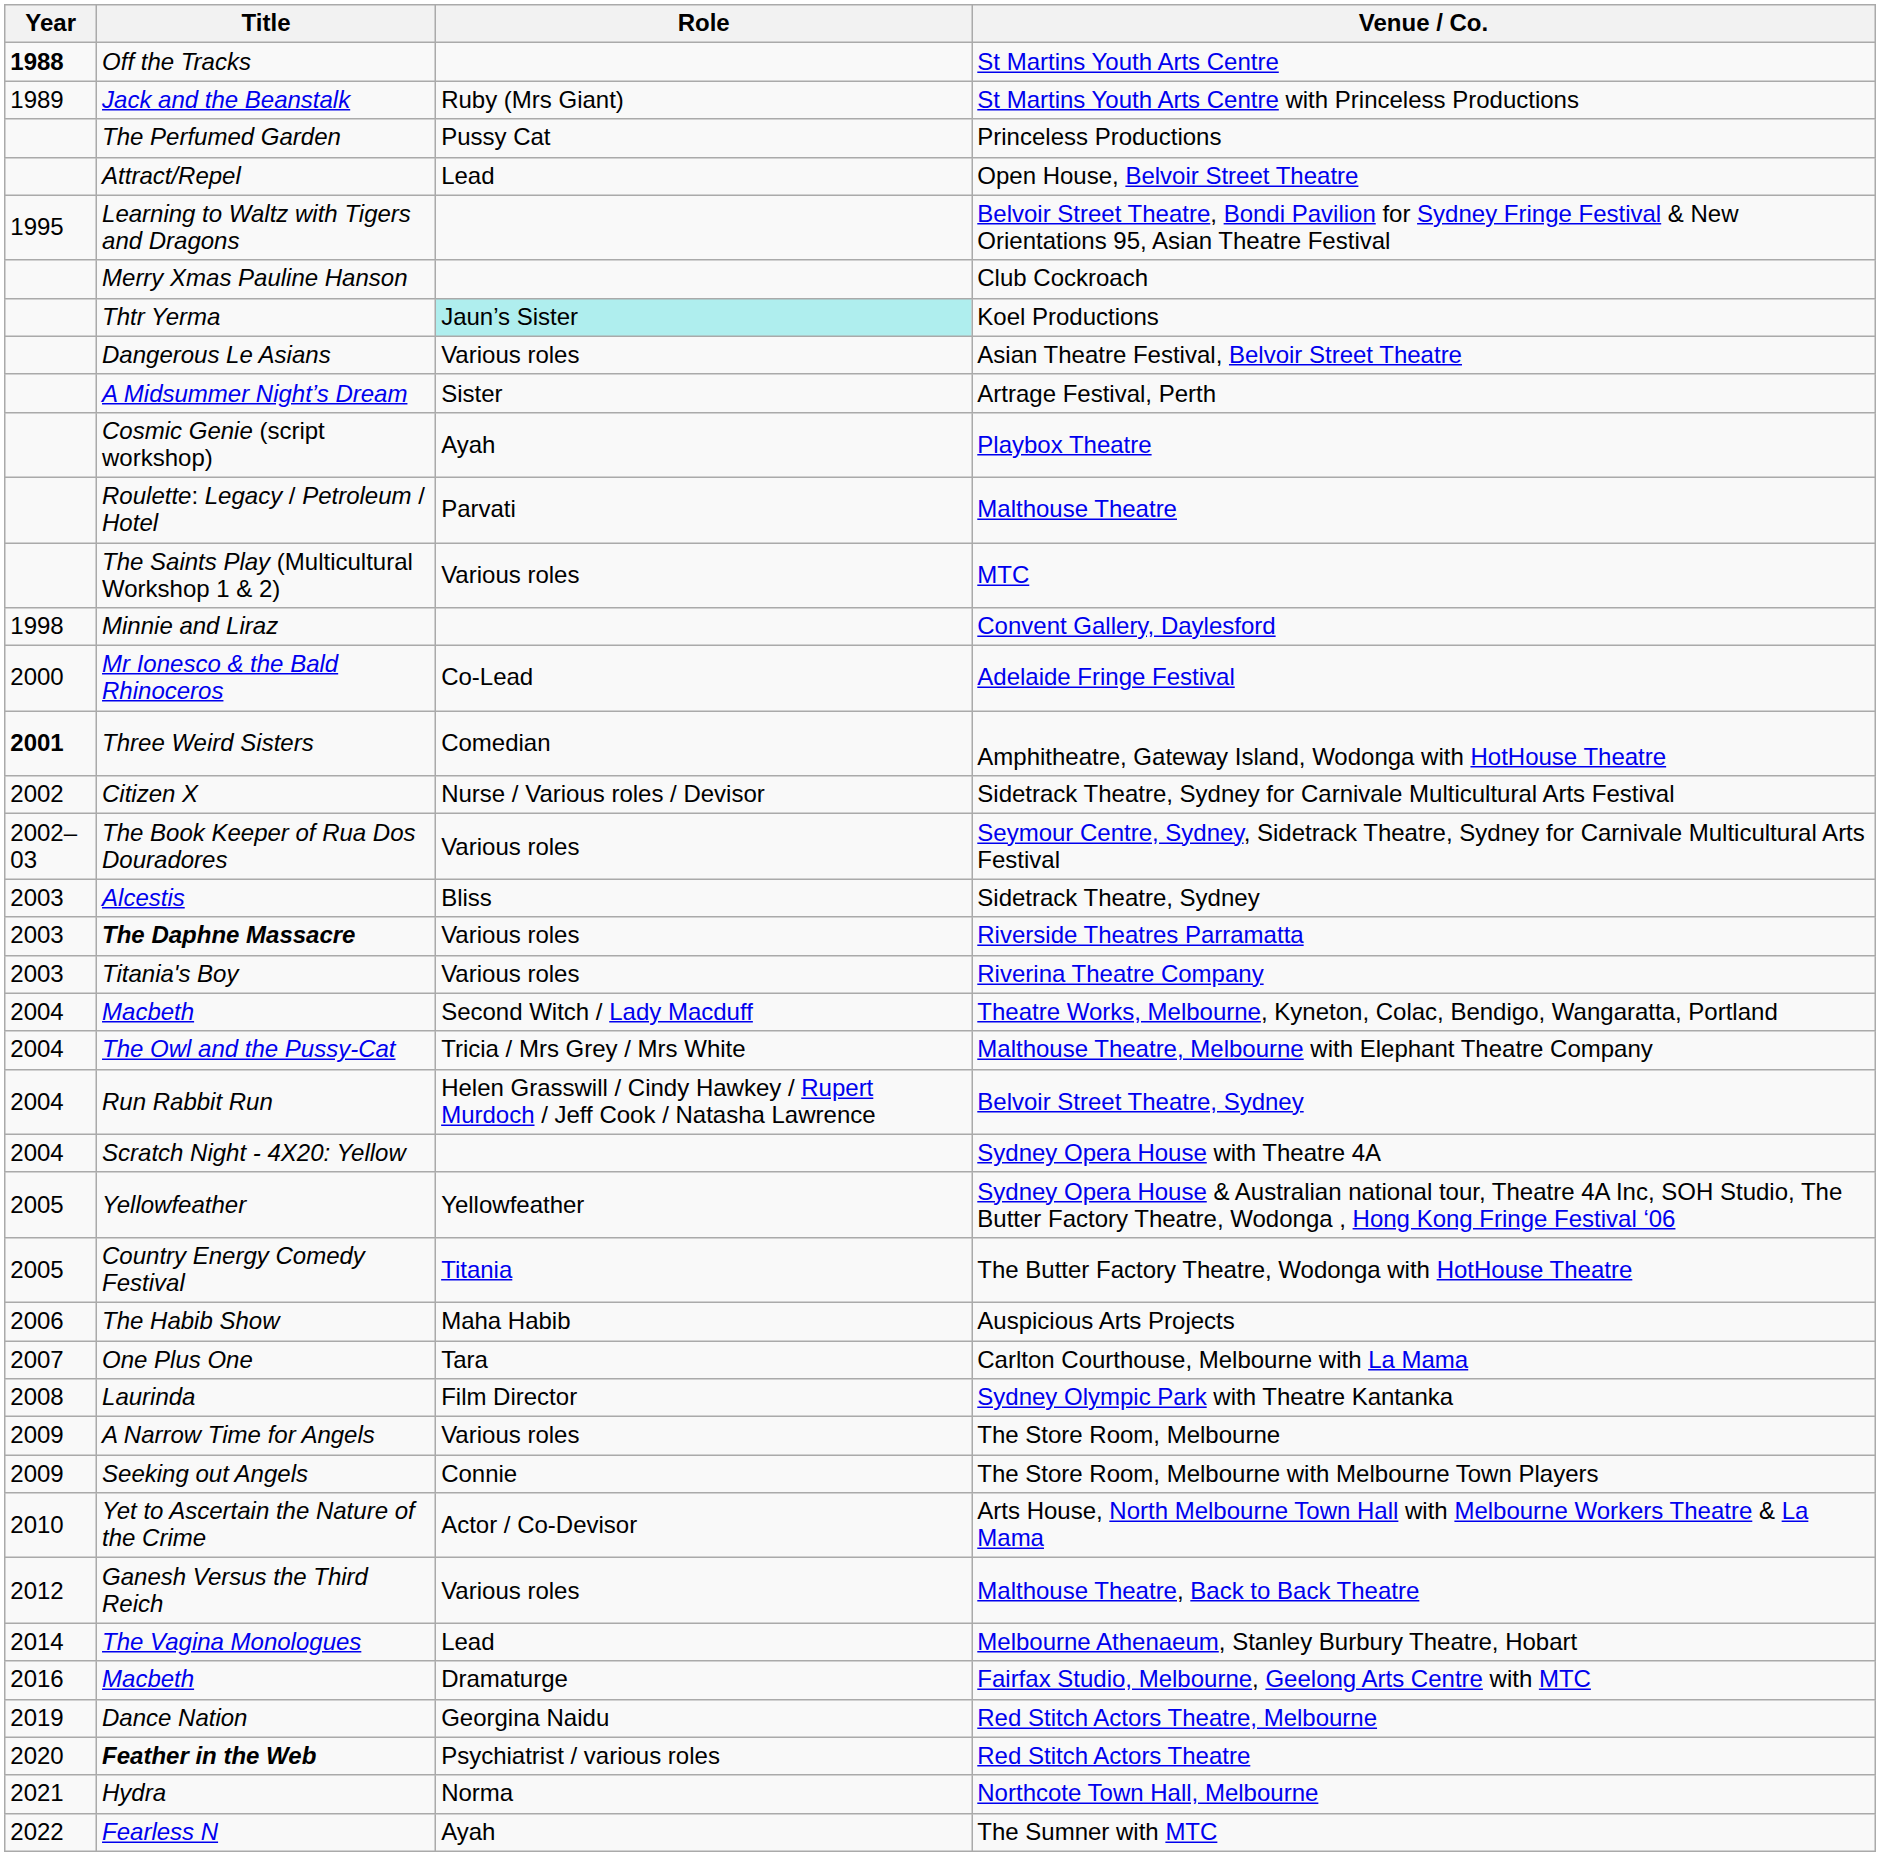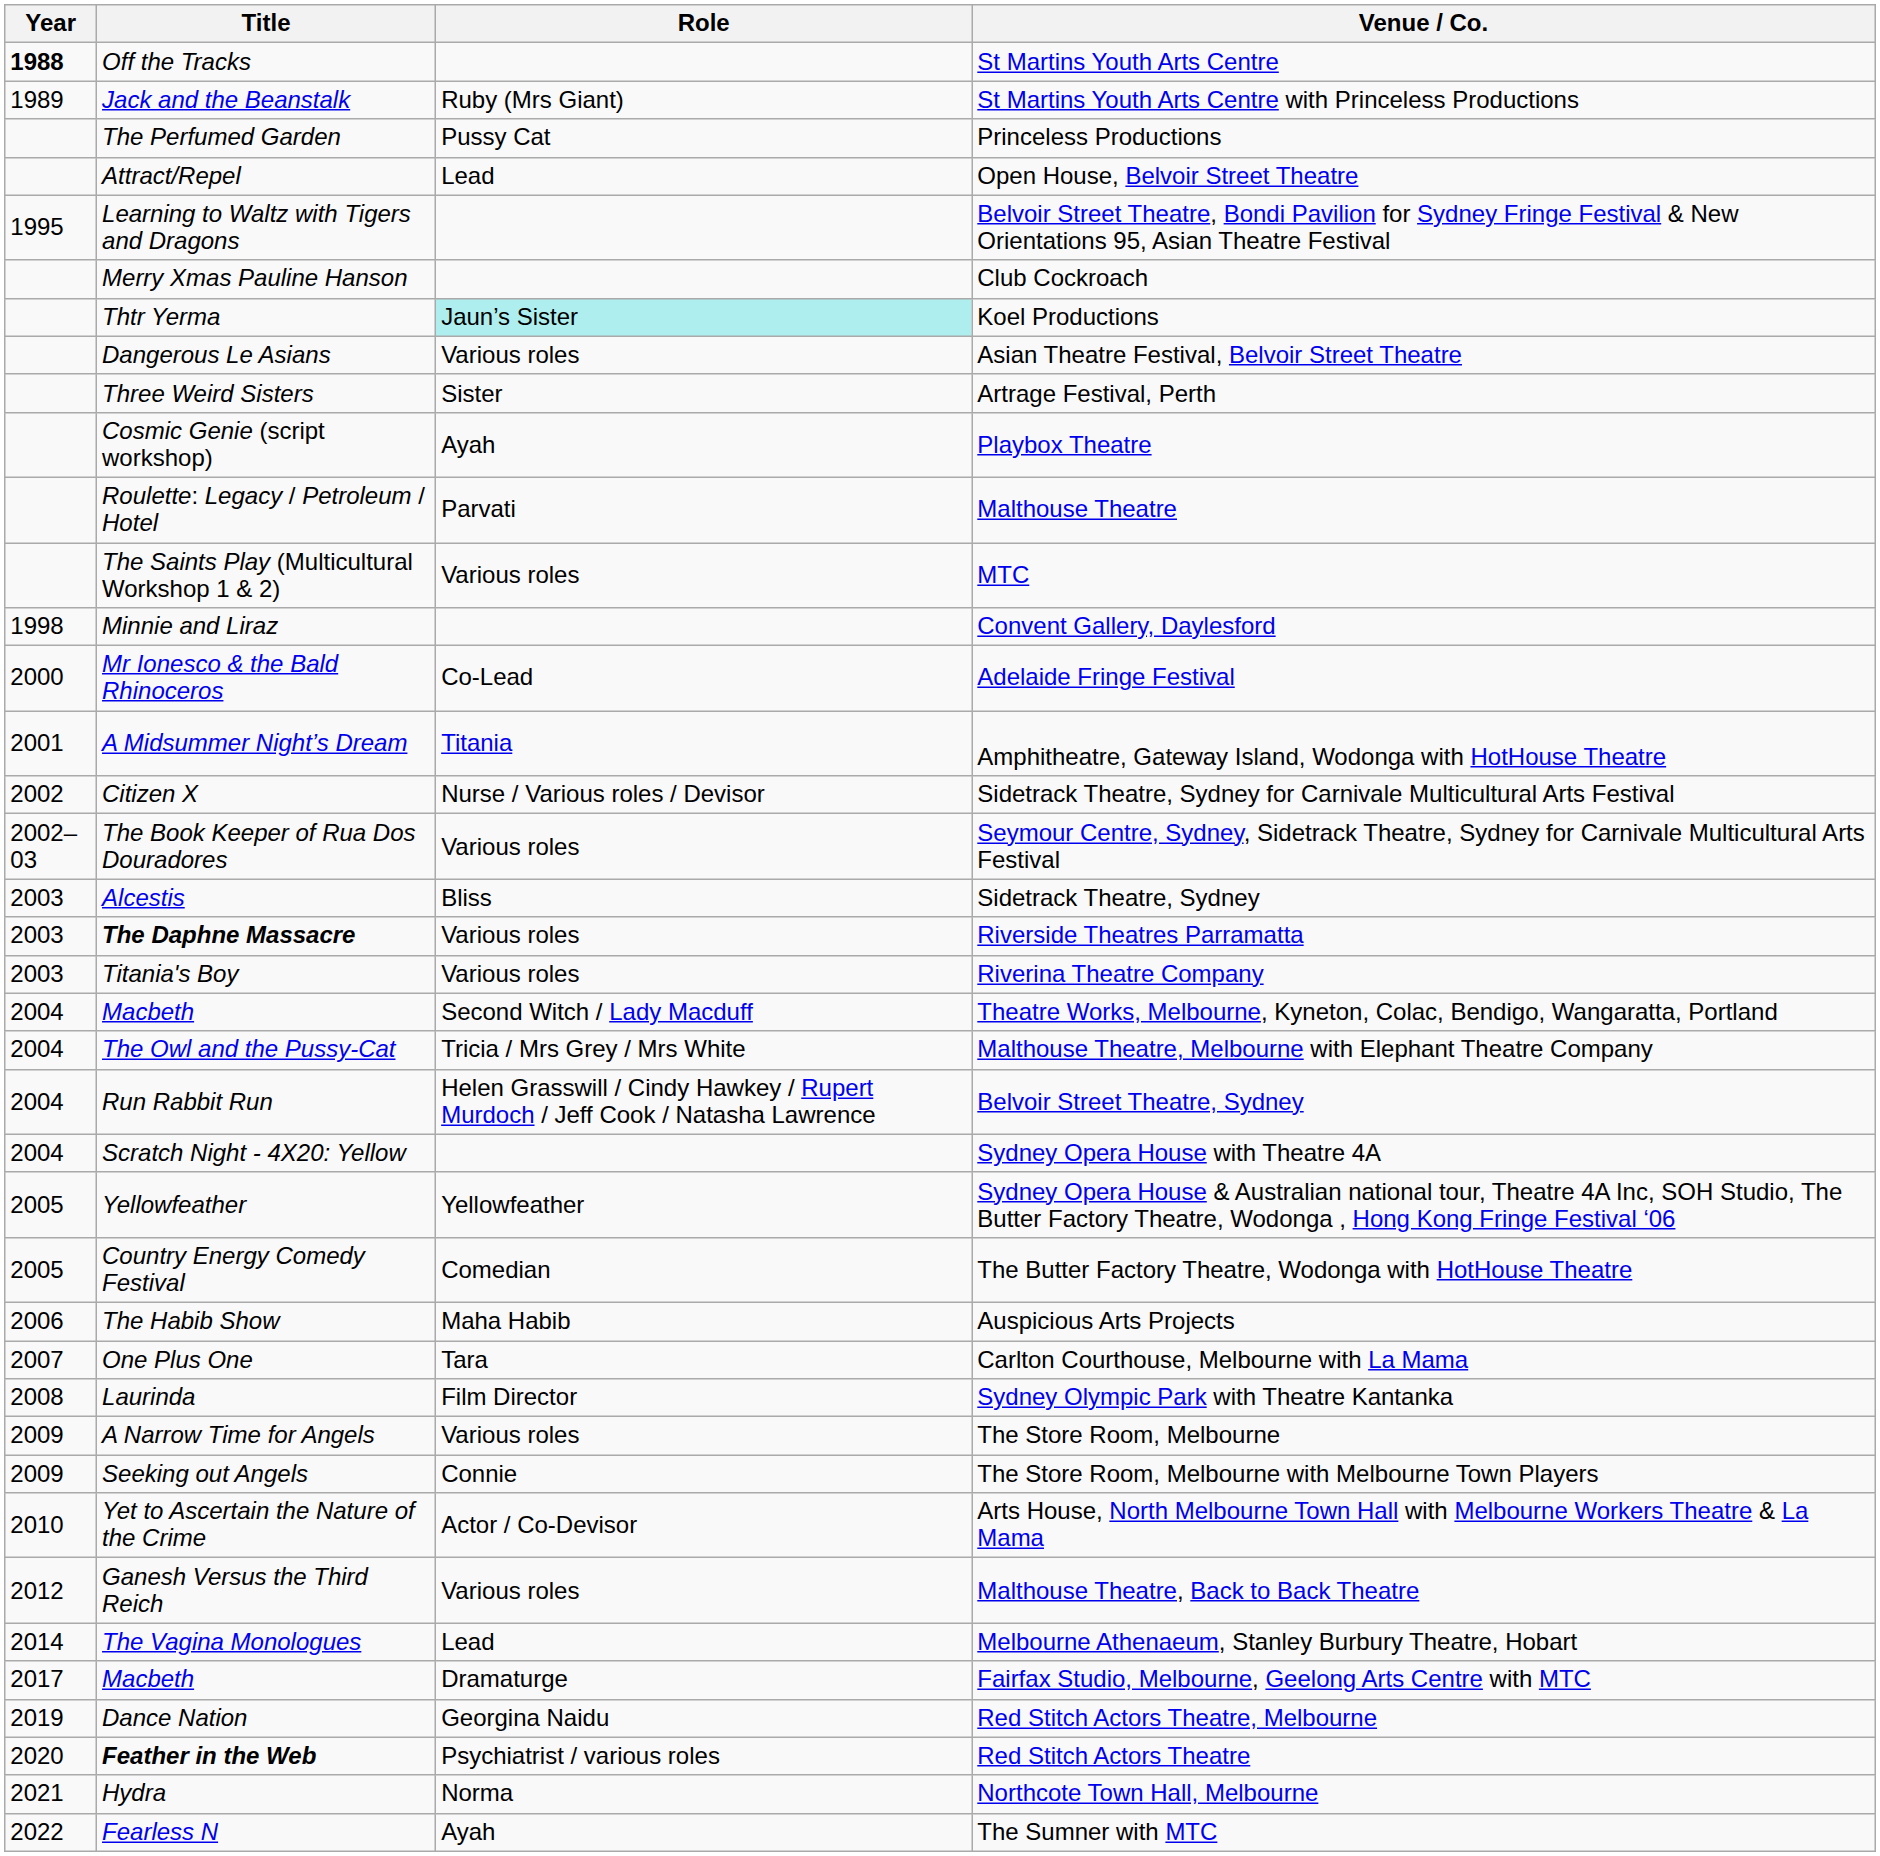(255, 393) A Midsummer Night’s Dream -> (208, 393) Three Weird Sisters
(37, 742) bold -> (37, 742) normal
(208, 742) Three Weird Sisters -> (255, 742) A Midsummer Night’s Dream
(496, 742) Comedian -> (477, 742) Titania
(477, 1269) Titania -> (496, 1269) Comedian
(37, 1679) 2016 -> (37, 1679) 2017
